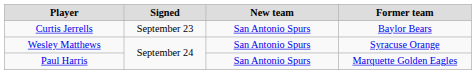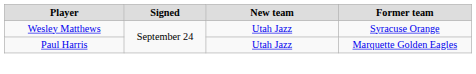- row: (64, 28)
(272, 45) San Antonio Spurs -> (272, 28) Utah Jazz
(272, 61) San Antonio Spurs -> (272, 45) Utah Jazz
